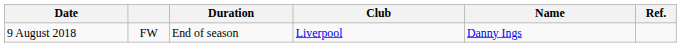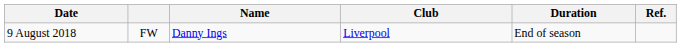columns swapped: (550, 13) <-> (231, 13)
